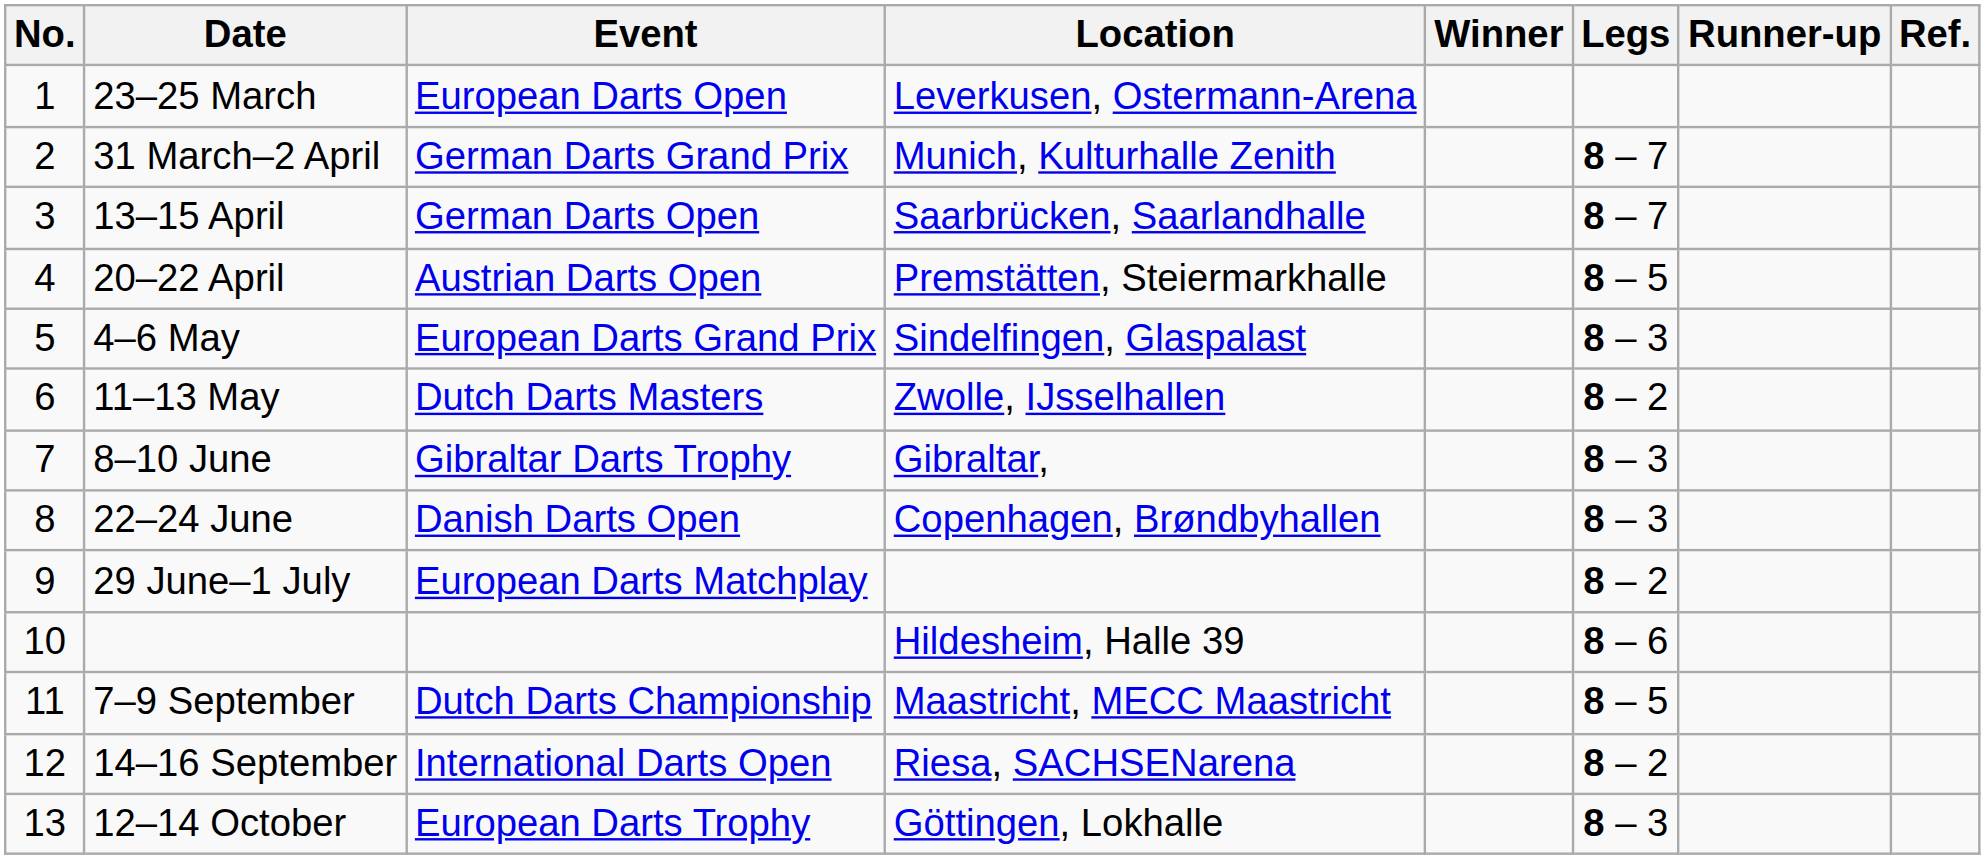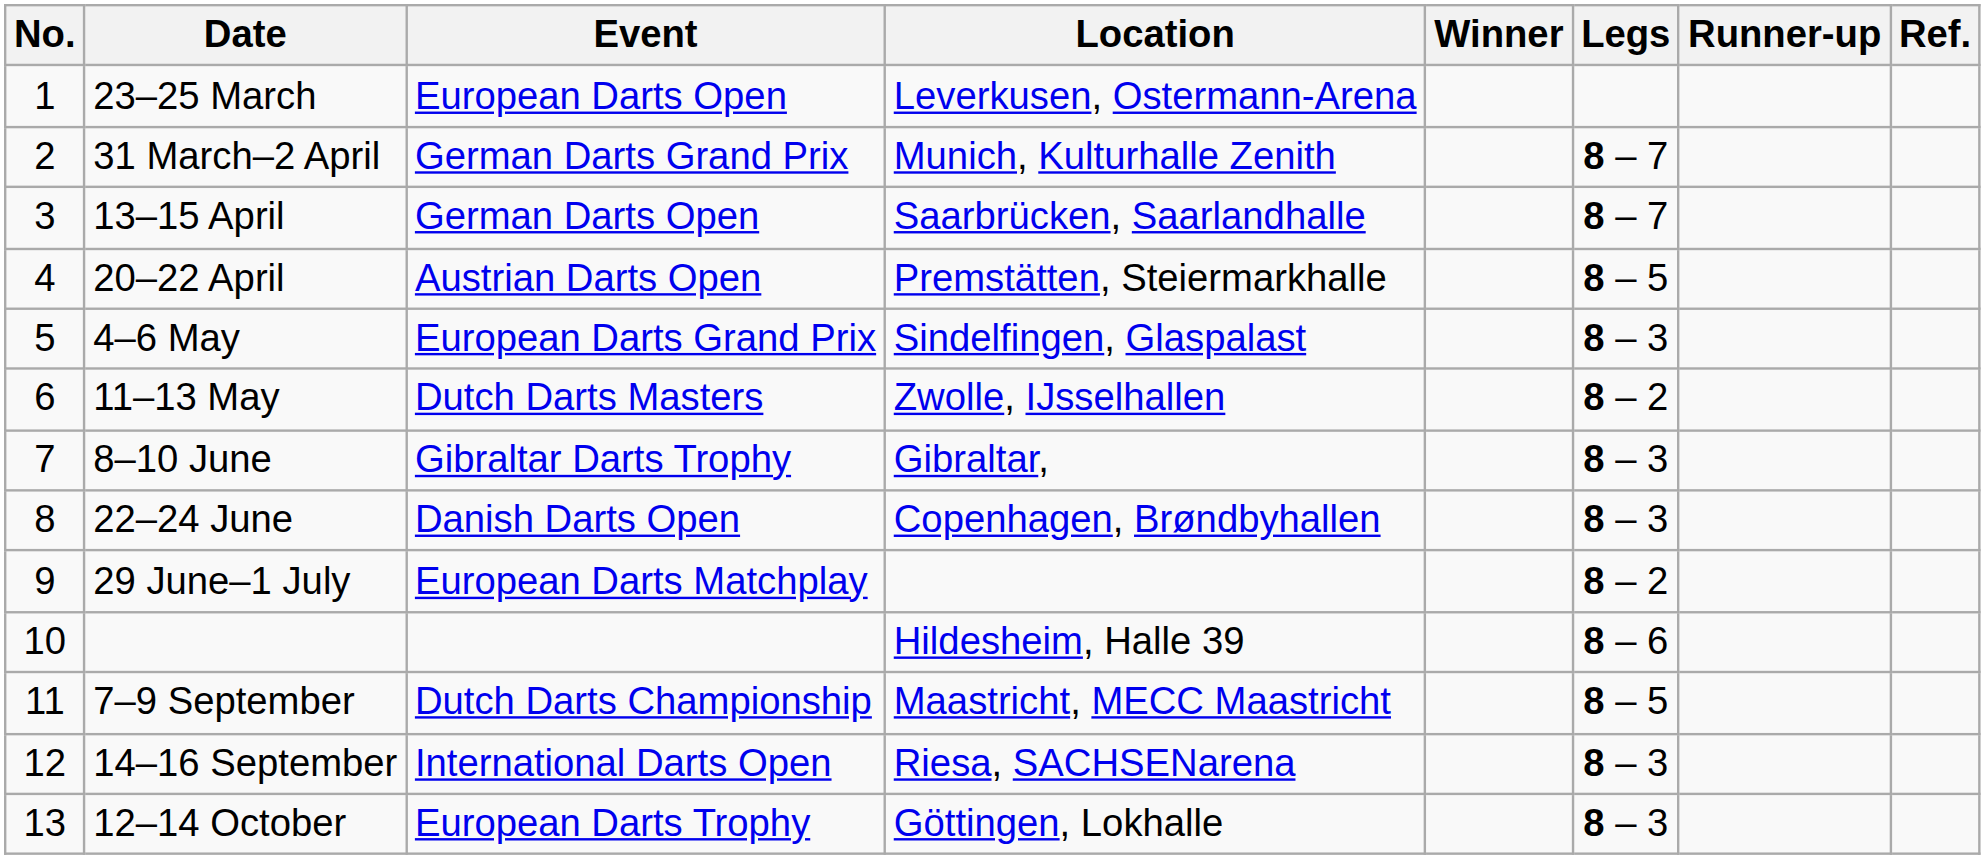(1626, 762) 8 – 2 -> (1626, 762) 8 – 3
